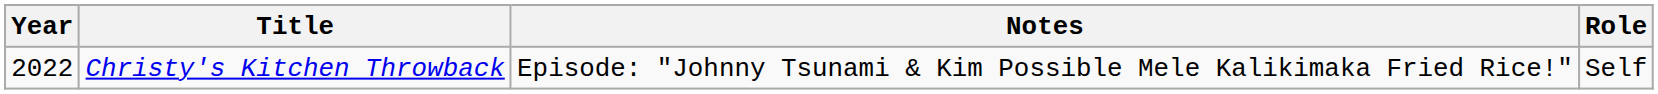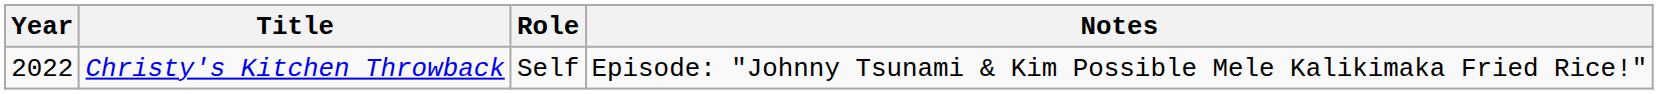columns swapped: (1616, 26) <-> (1045, 26)
